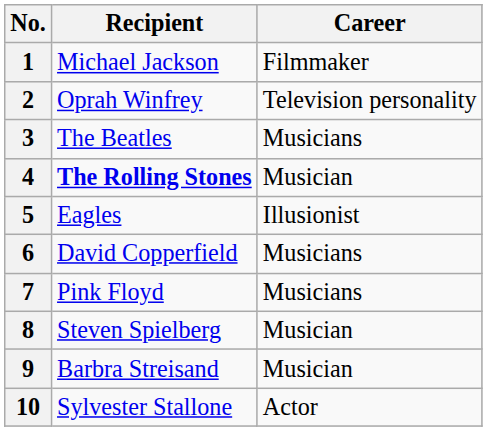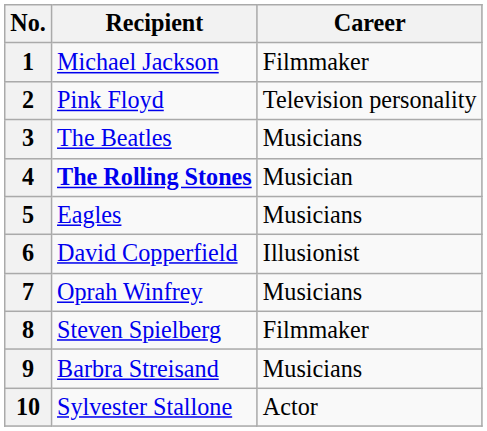(130, 100) Oprah Winfrey -> (110, 100) Pink Floyd
(311, 215) Illusionist -> (313, 215) Musicians
(313, 253) Musicians -> (311, 253) Illusionist
(110, 291) Pink Floyd -> (130, 291) Oprah Winfrey
(308, 330) Musician -> (316, 330) Filmmaker
(308, 368) Musician -> (313, 368) Musicians
